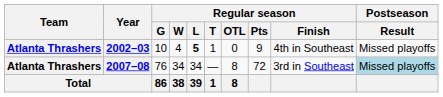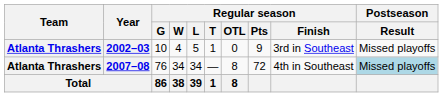(196, 48) bold -> (196, 48) normal
(314, 48) 4th in Southeast -> (314, 48) 3rd in Southeast
(314, 66) 3rd in Southeast -> (314, 66) 4th in Southeast
